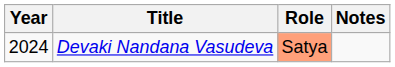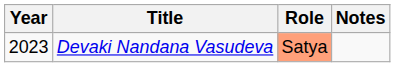(29, 47) 2024 -> (29, 47) 2023
